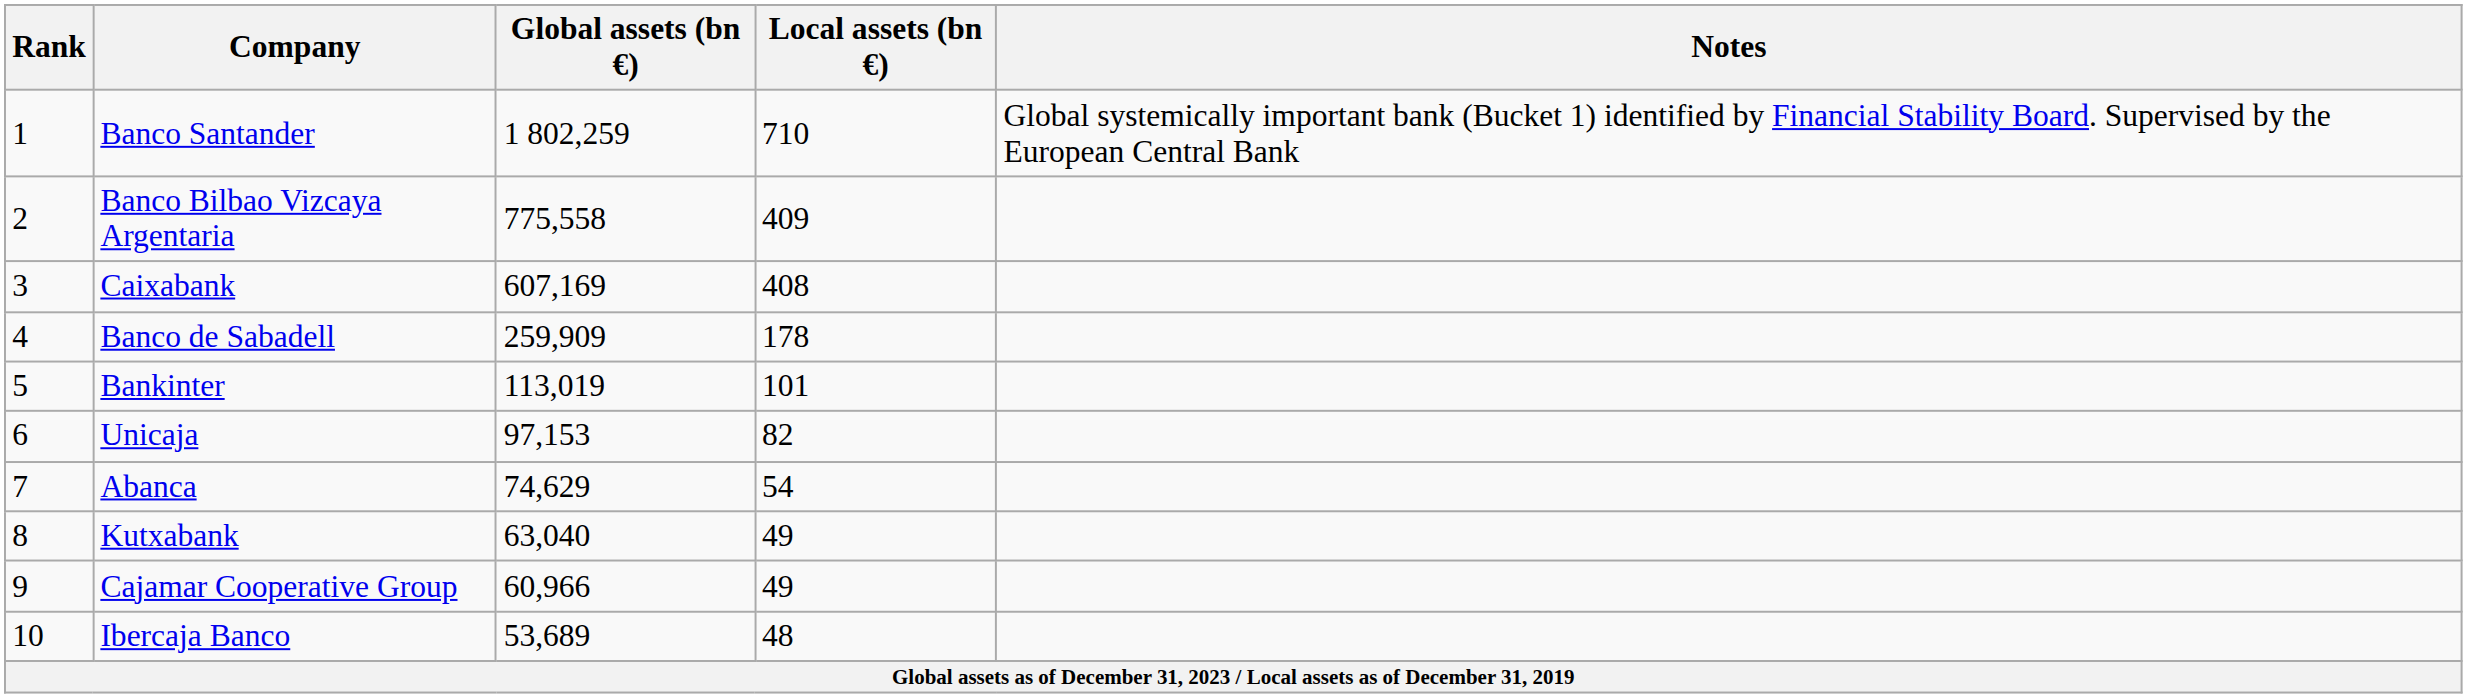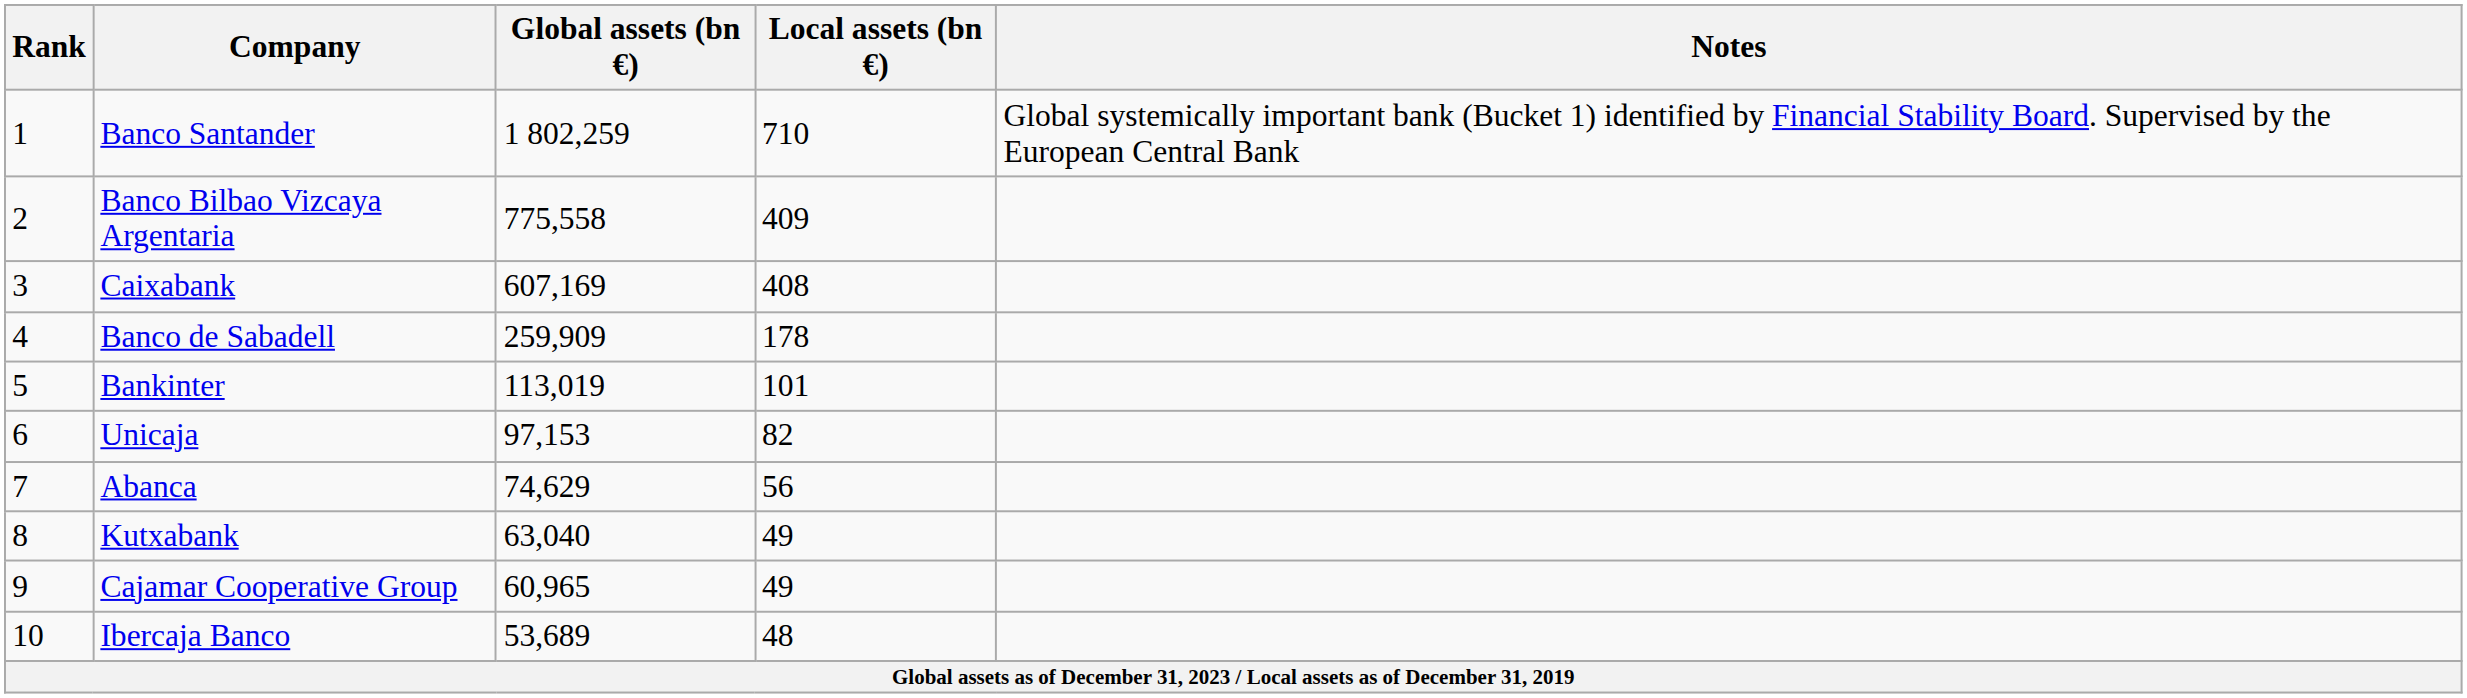(778, 485) 54 -> (778, 485) 56
(547, 585) 60,966 -> (547, 585) 60,965
